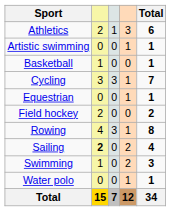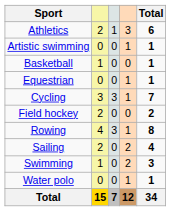rows swapped: (48, 80) <-> (48, 97)
(100, 147) bold -> (100, 147) normal
